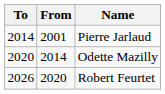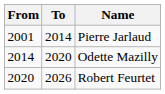columns swapped: (56, 15) <-> (21, 15)
